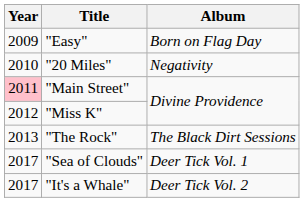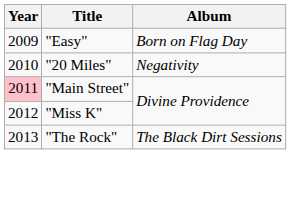- row: (94, 161)
- row: (87, 185)
